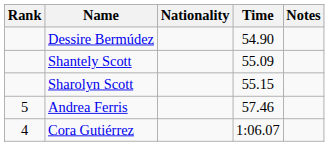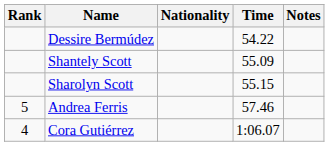(258, 38) 54.90 -> (258, 38) 54.22
